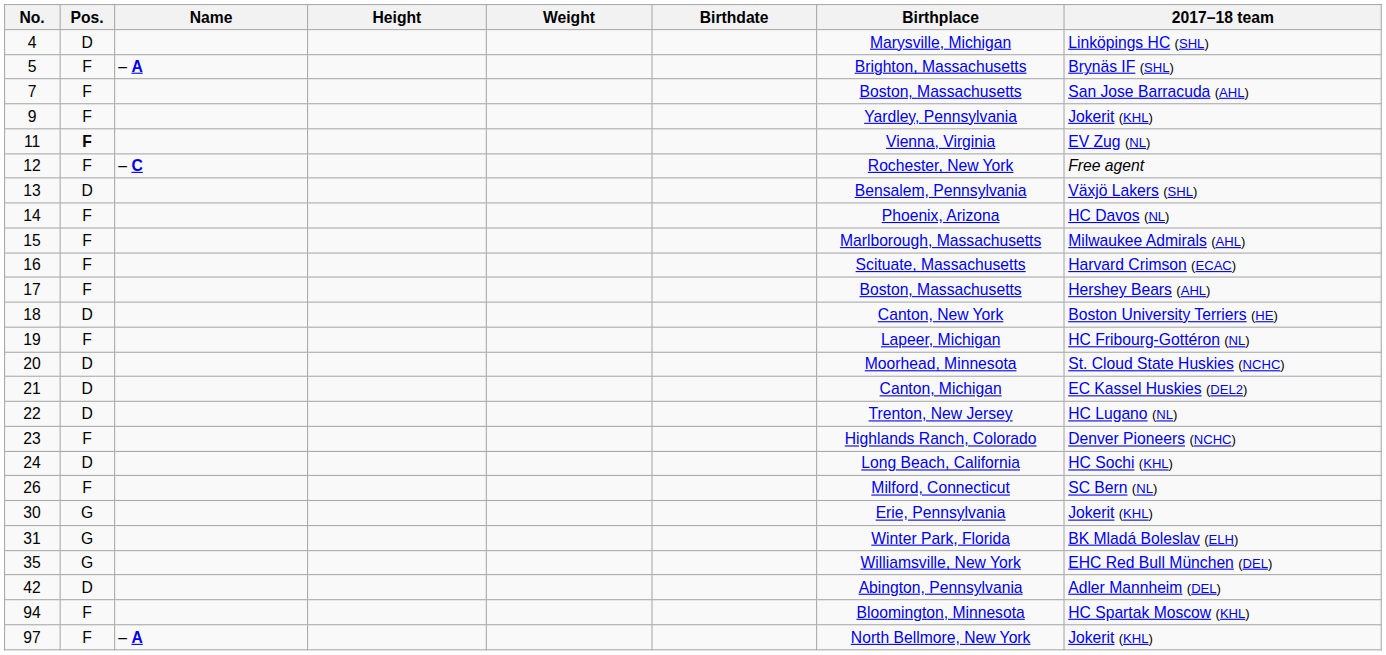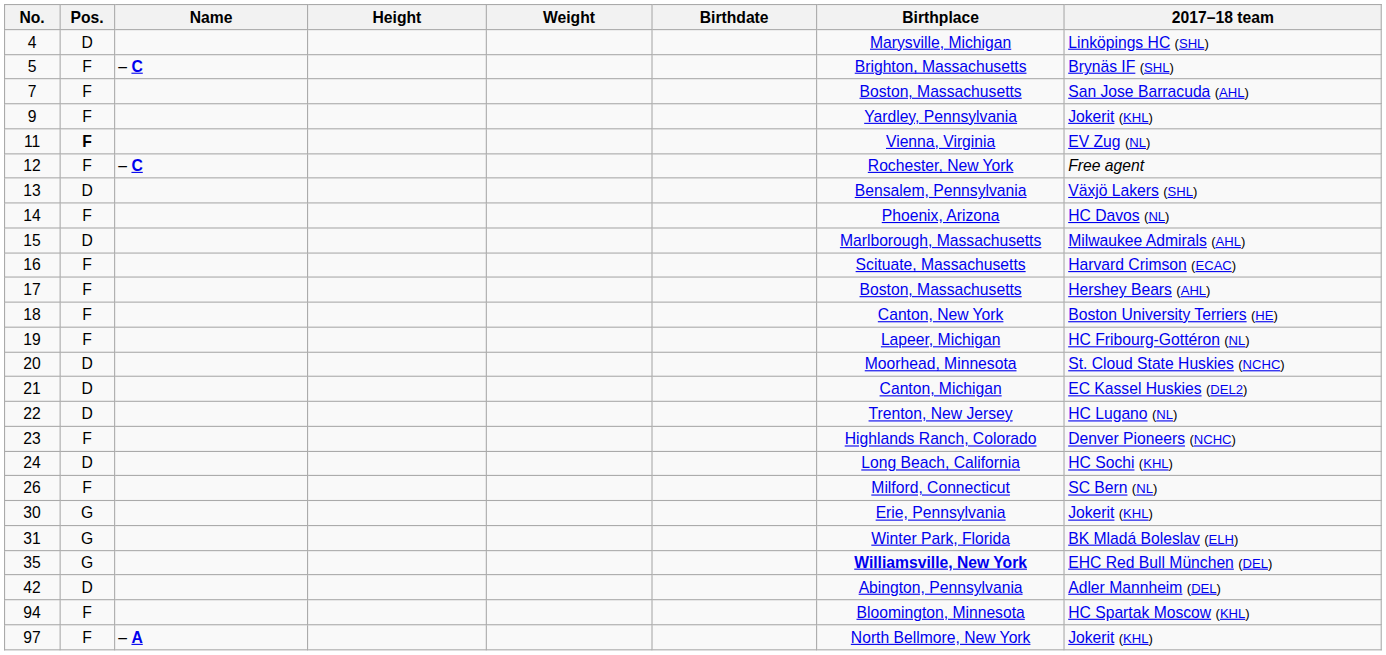(131, 67) – A -> (131, 67) – C
(87, 241) F -> (87, 241) D
(87, 315) D -> (87, 315) F
(941, 563) normal -> (941, 563) bold
